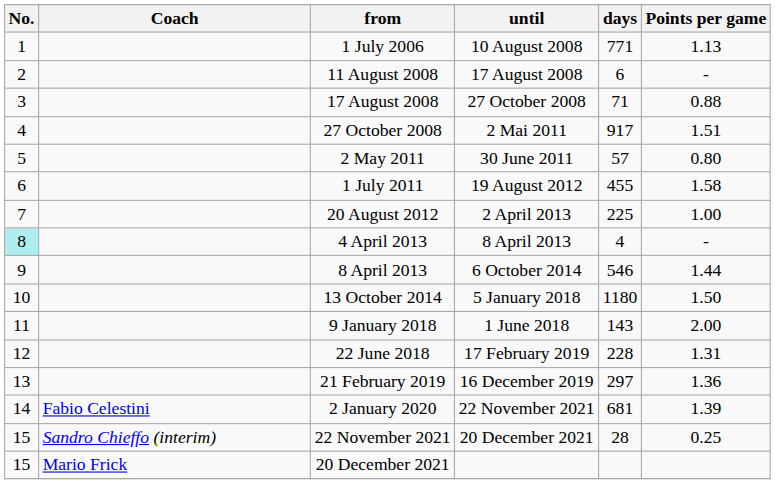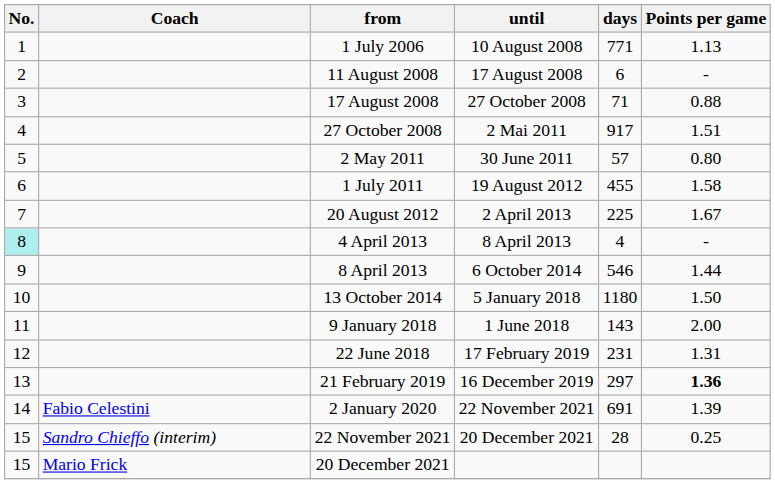(706, 213) 1.00 -> (706, 213) 1.67
(620, 353) 228 -> (620, 353) 231
(706, 381) normal -> (706, 381) bold
(620, 409) 681 -> (620, 409) 691
